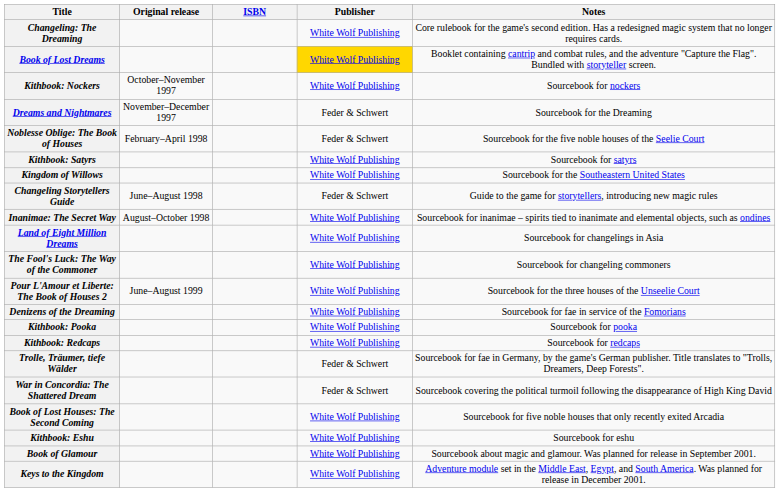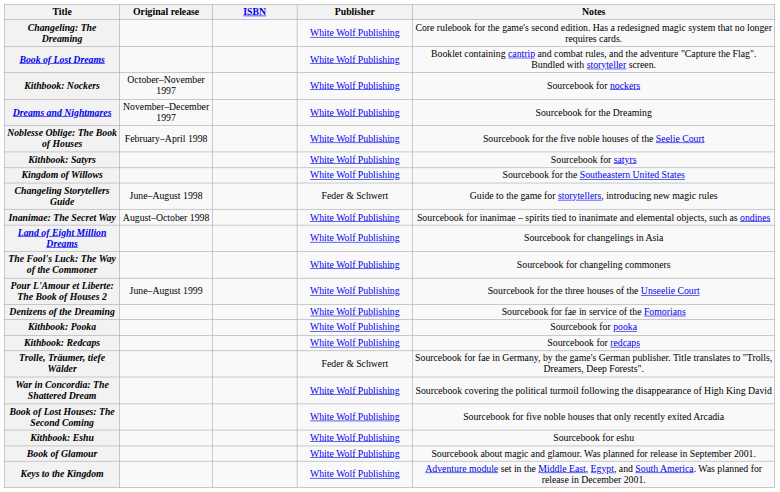(355, 59) gold background -> (355, 59) no background
(355, 112) Feder & Schwert -> (355, 112) White Wolf Publishing
(355, 139) Feder & Schwert -> (355, 139) White Wolf Publishing
(355, 390) Feder & Schwert -> (355, 390) White Wolf Publishing
